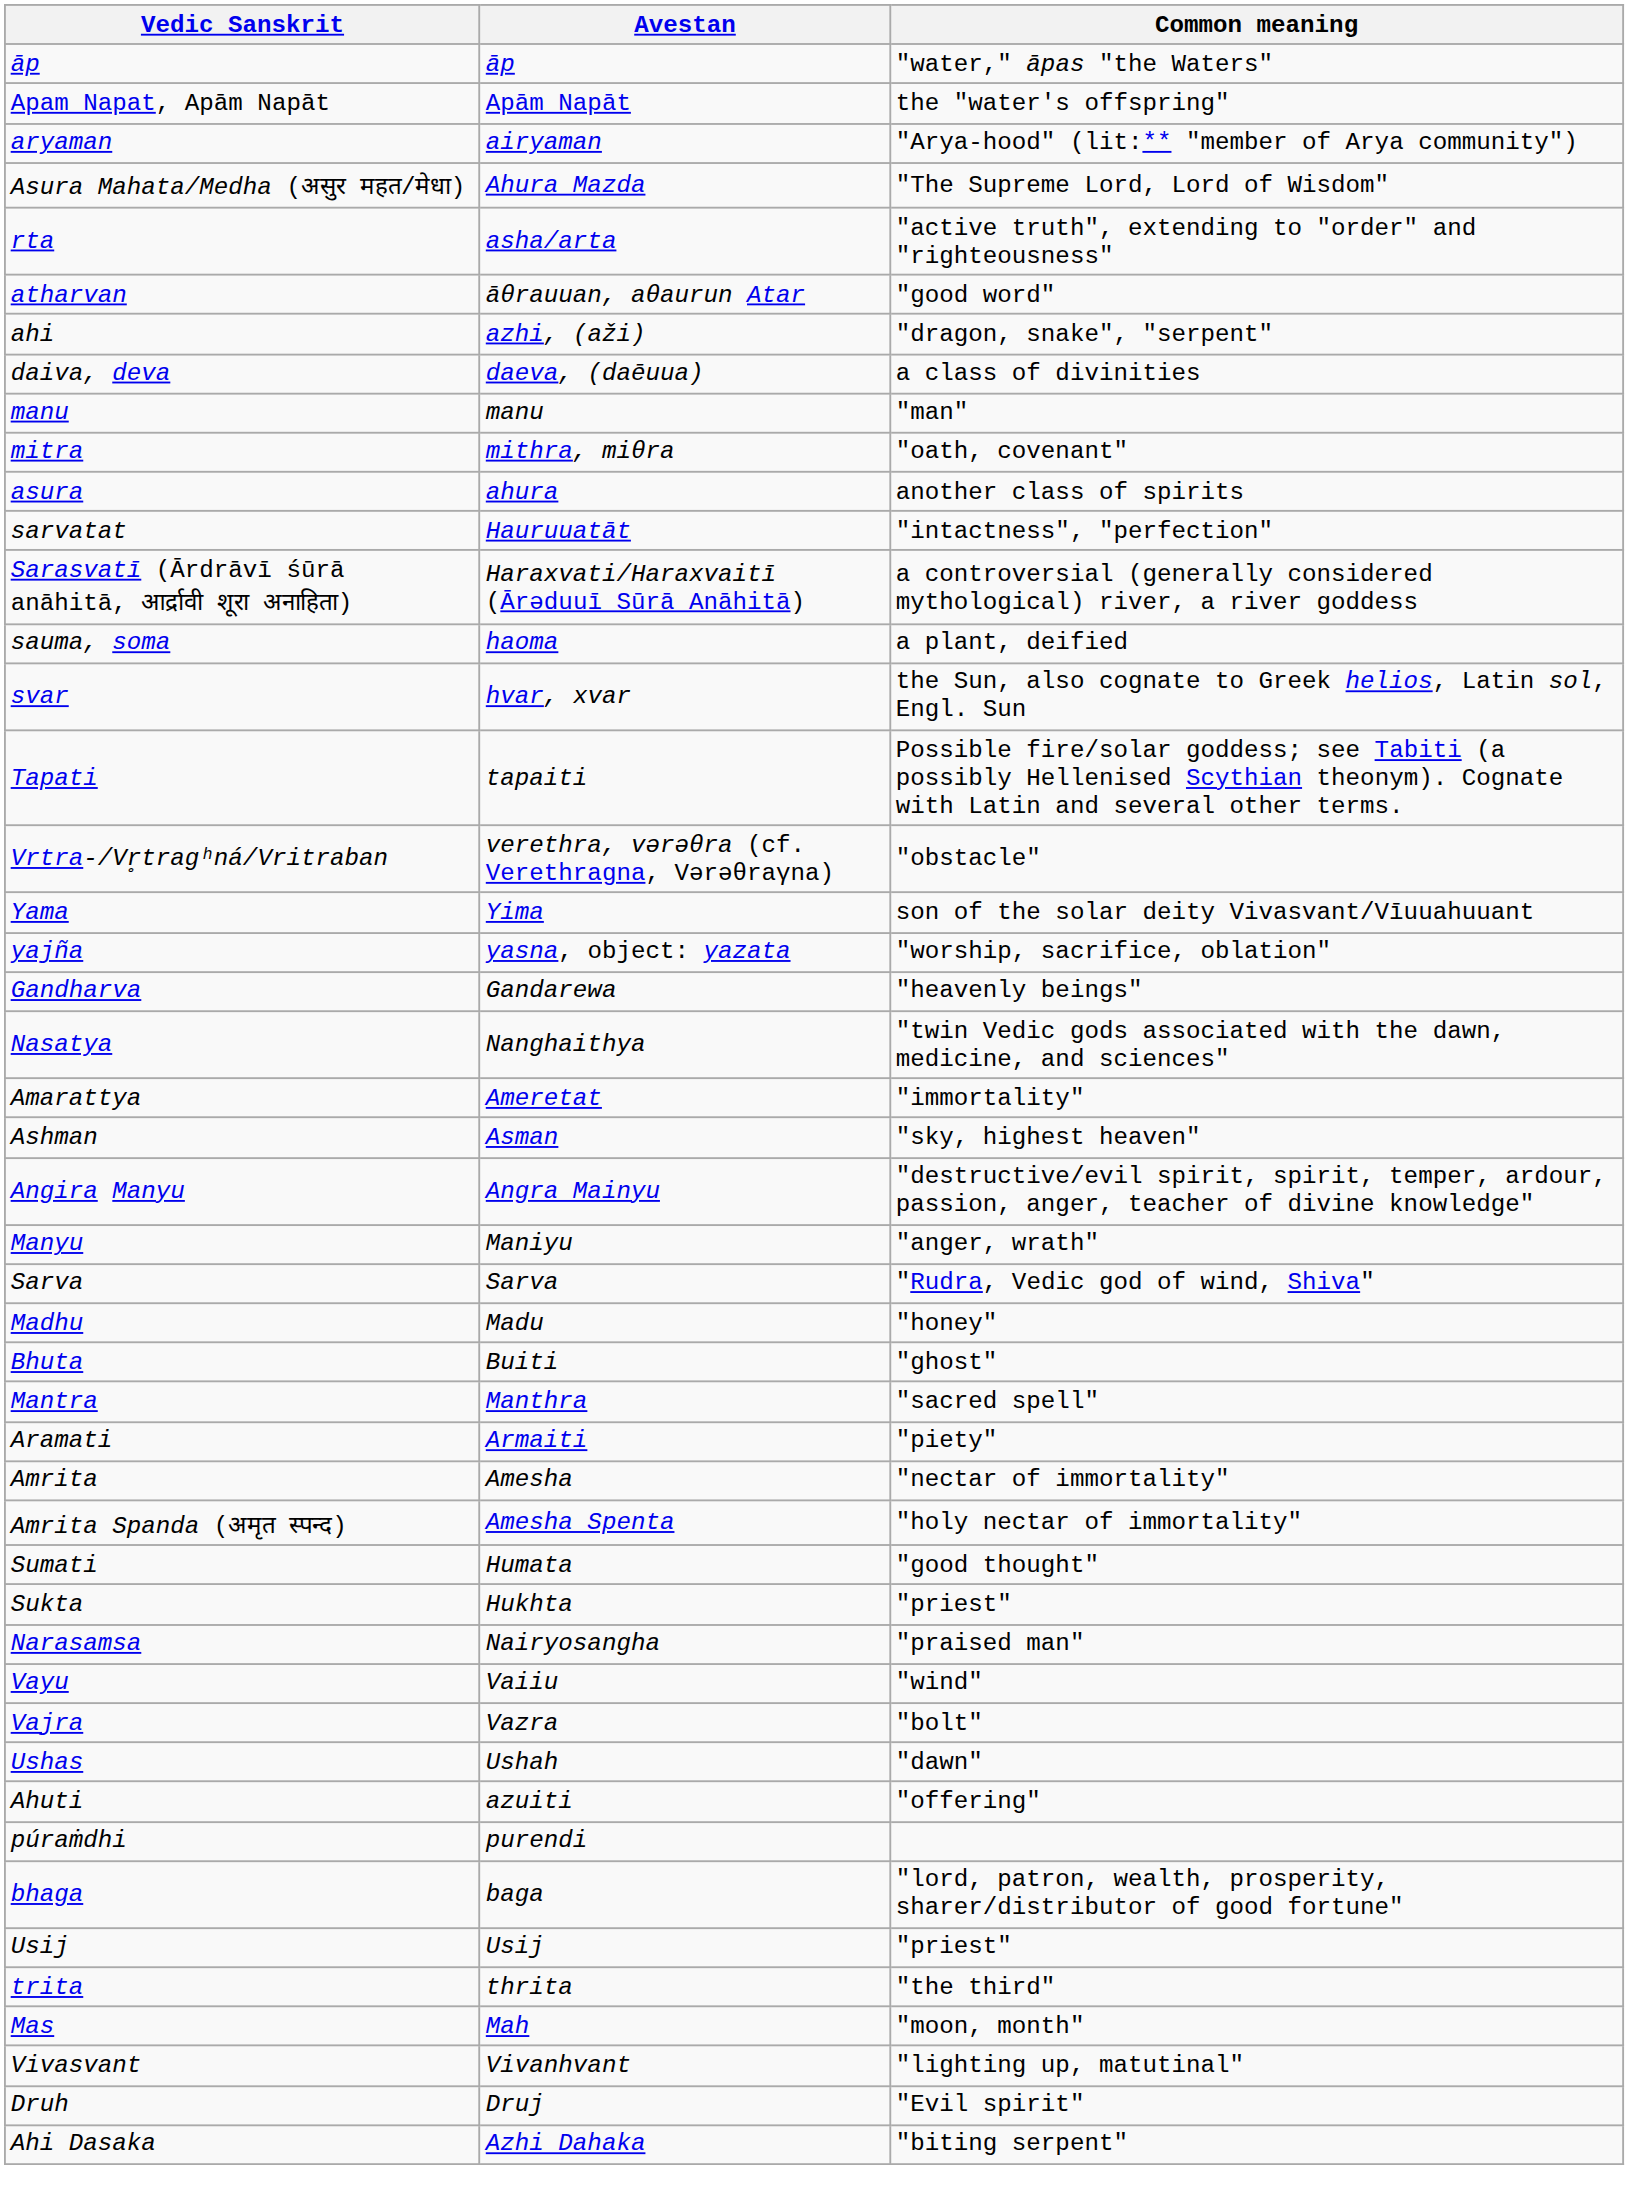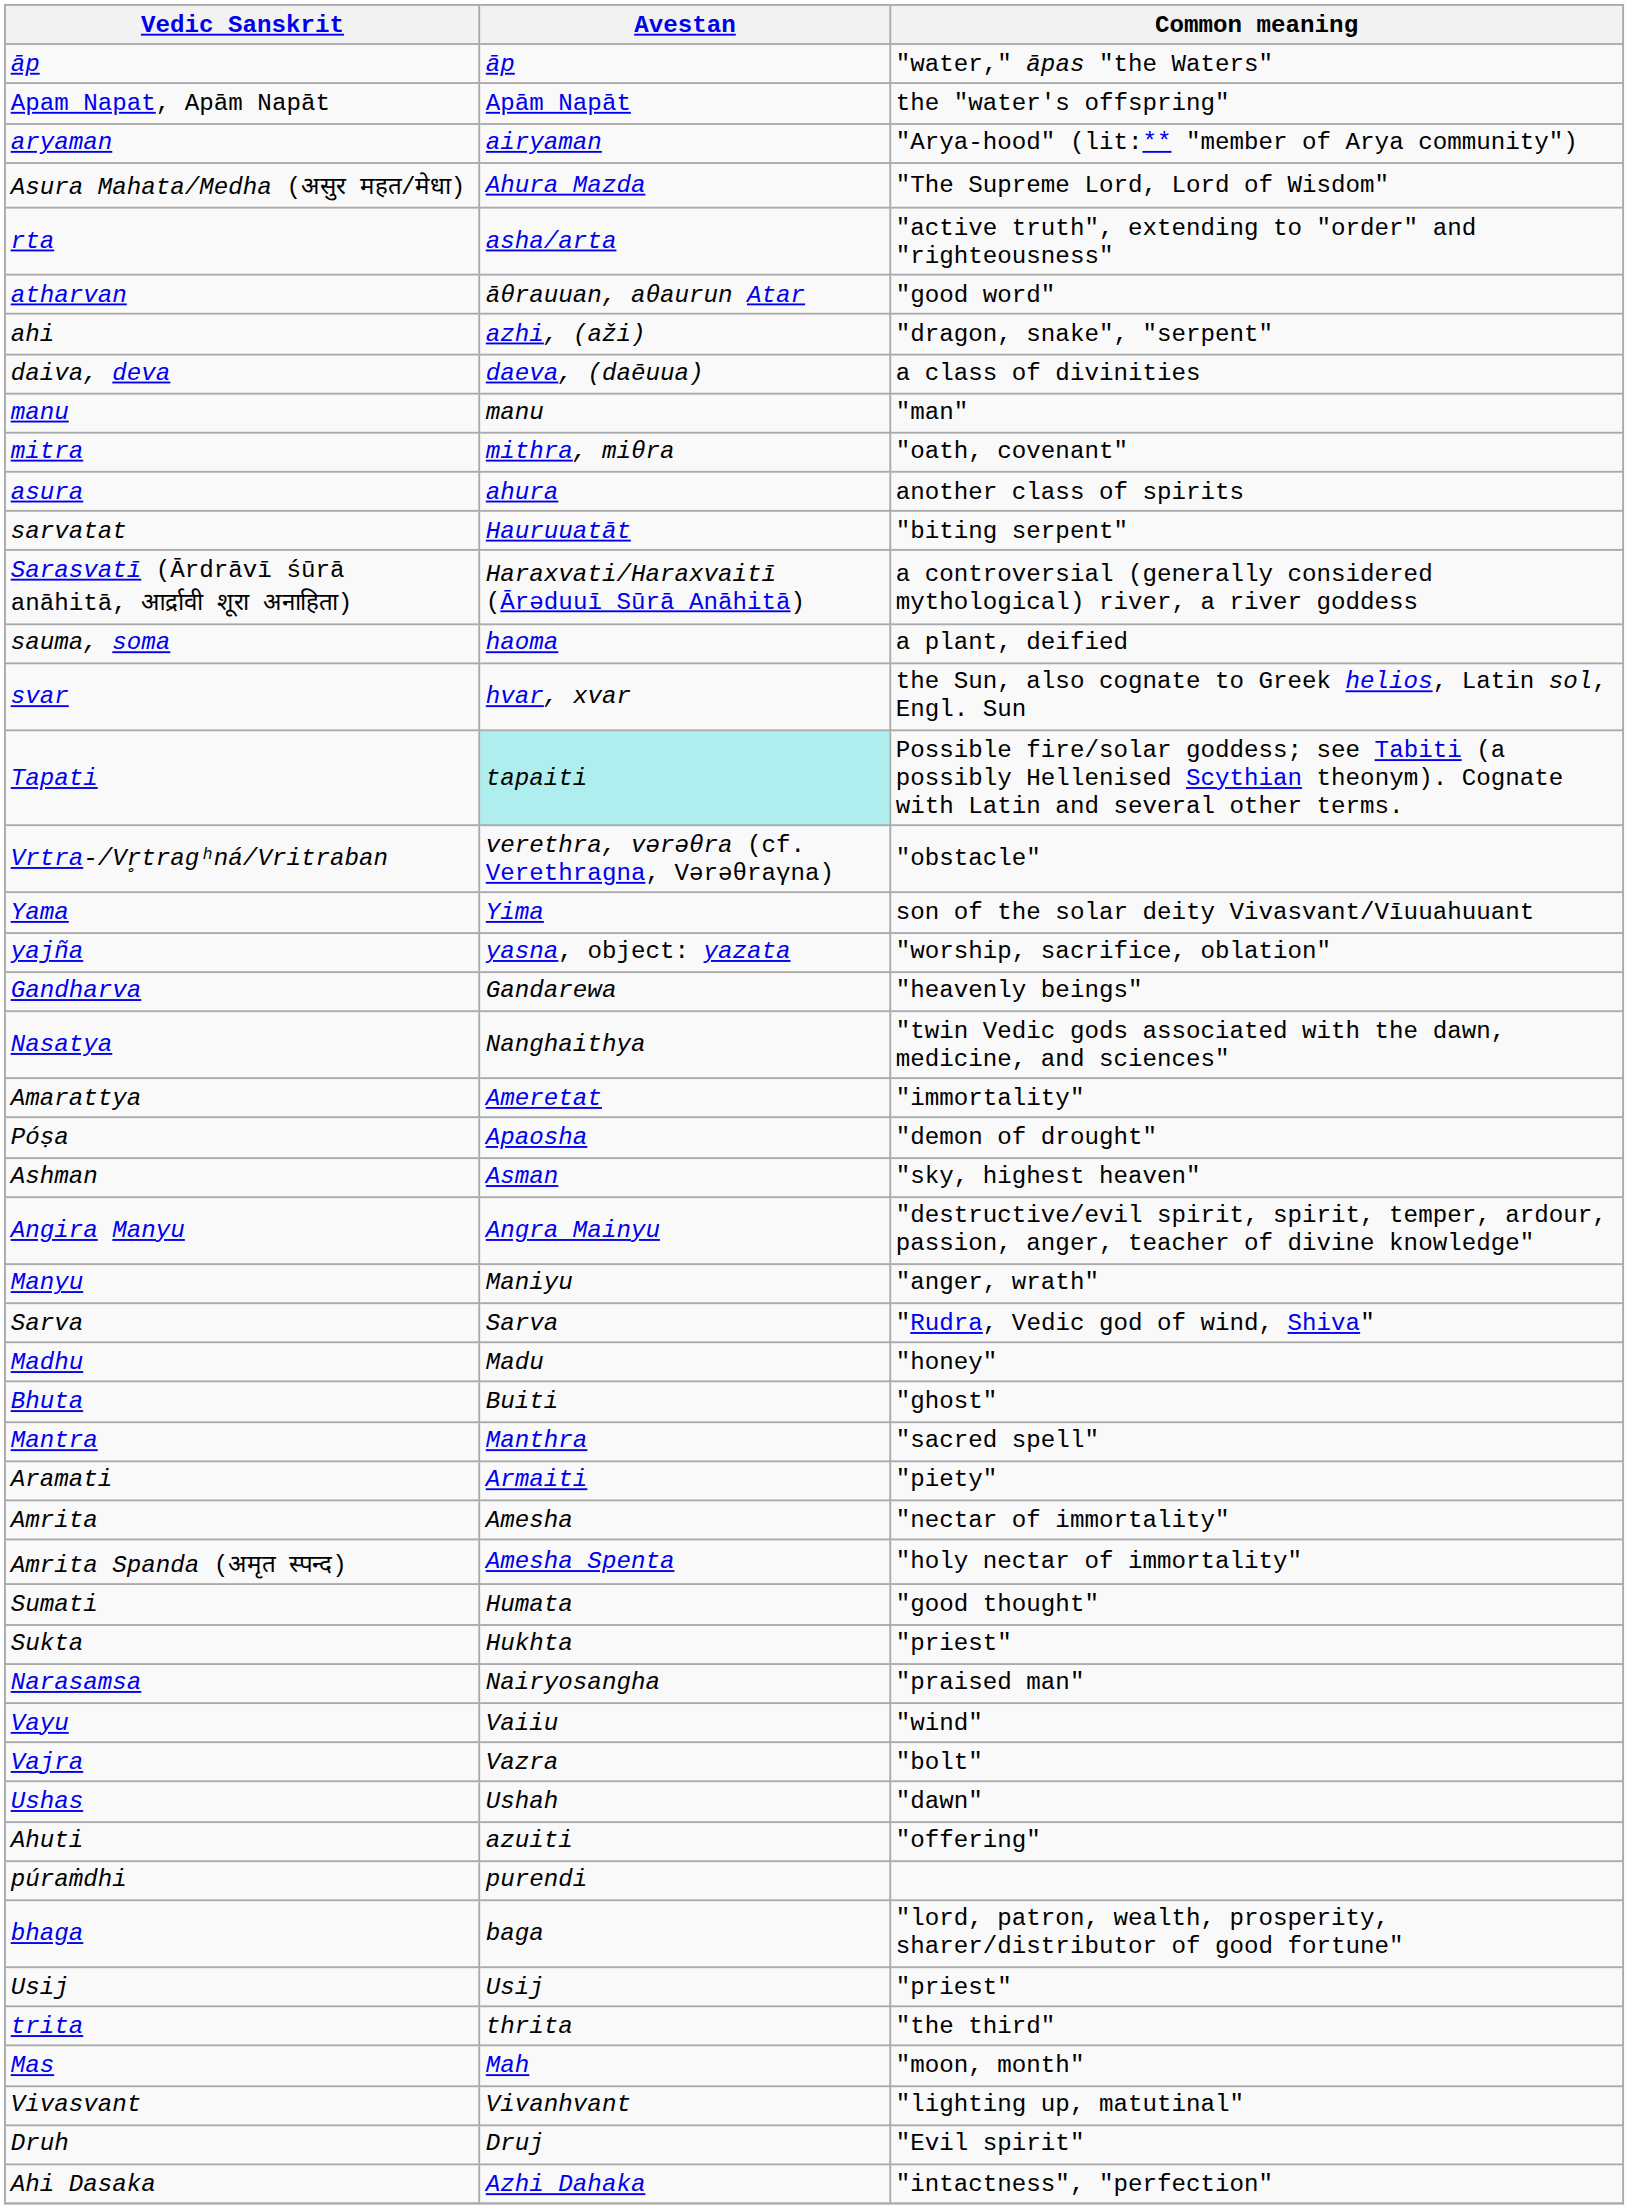(1084, 531) "intactness", "perfection" -> (1012, 531) "biting serpent"
(537, 778) no background -> (537, 778) paleturquoise background
+ row: (40, 1137)
(1012, 2145) "biting serpent" -> (1084, 2184) "intactness", "perfection"
